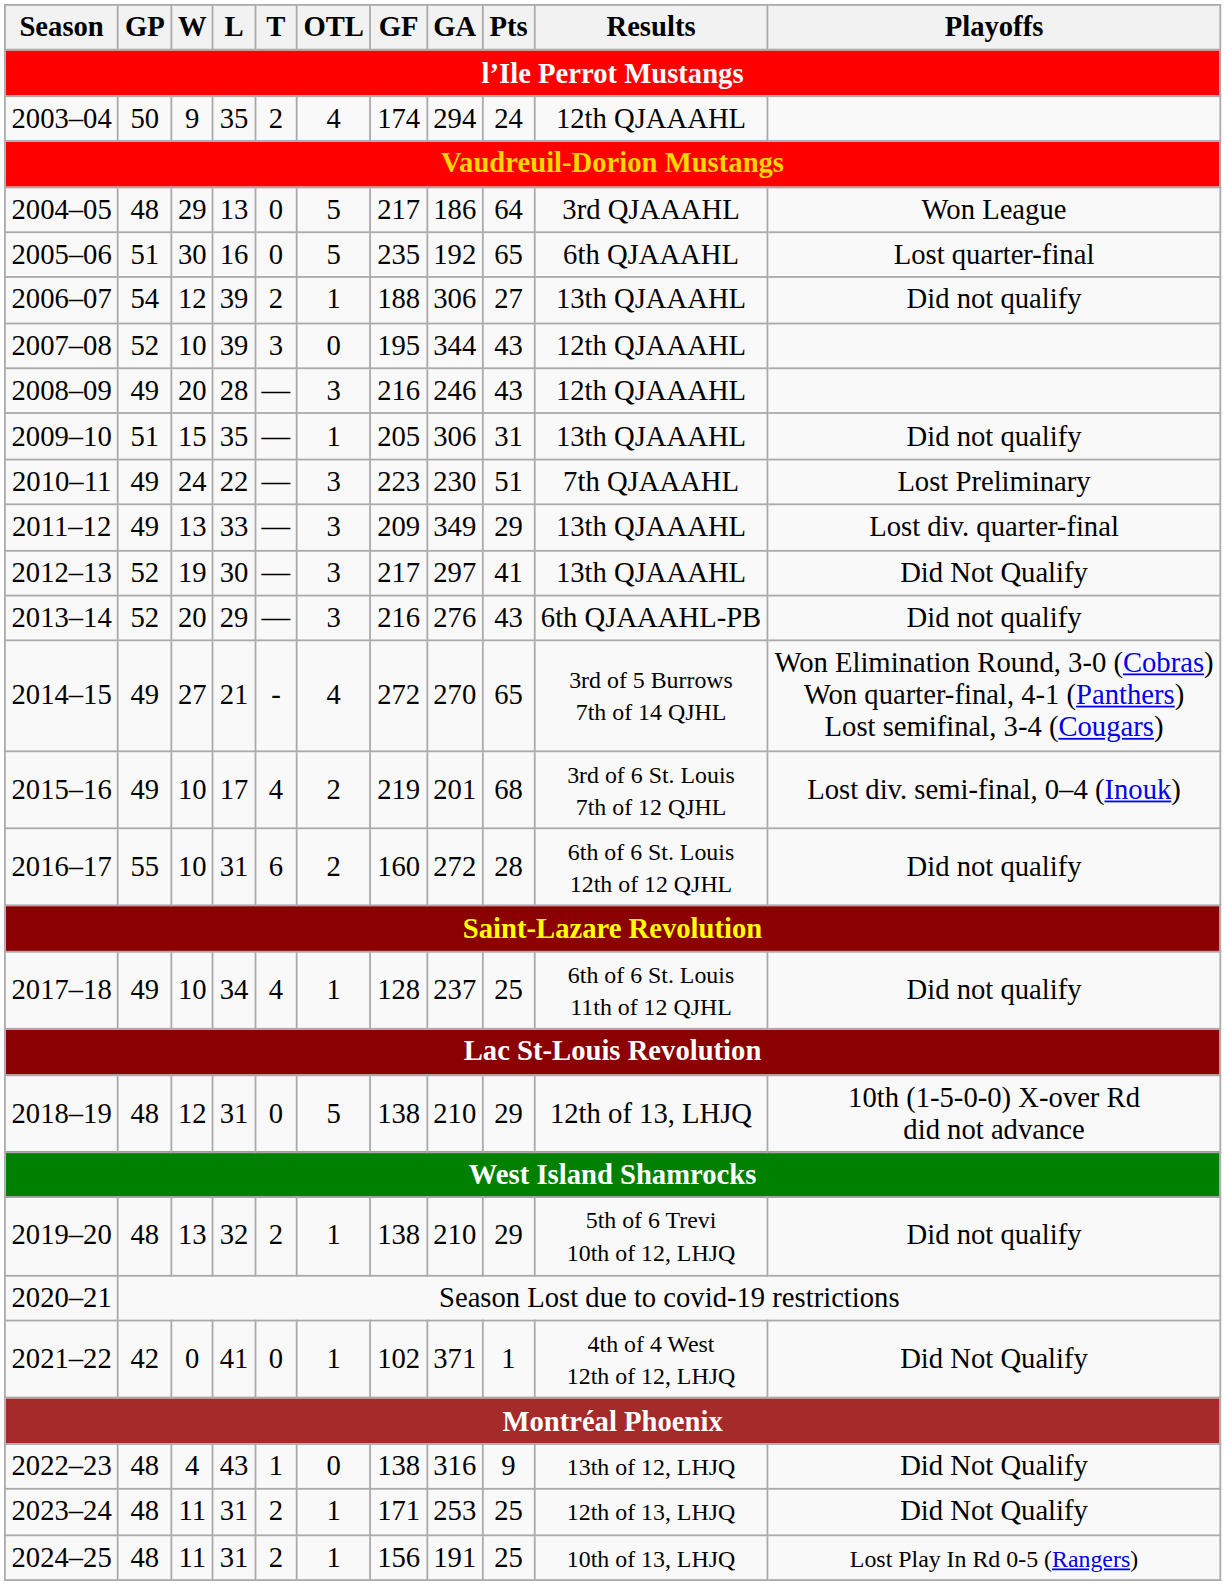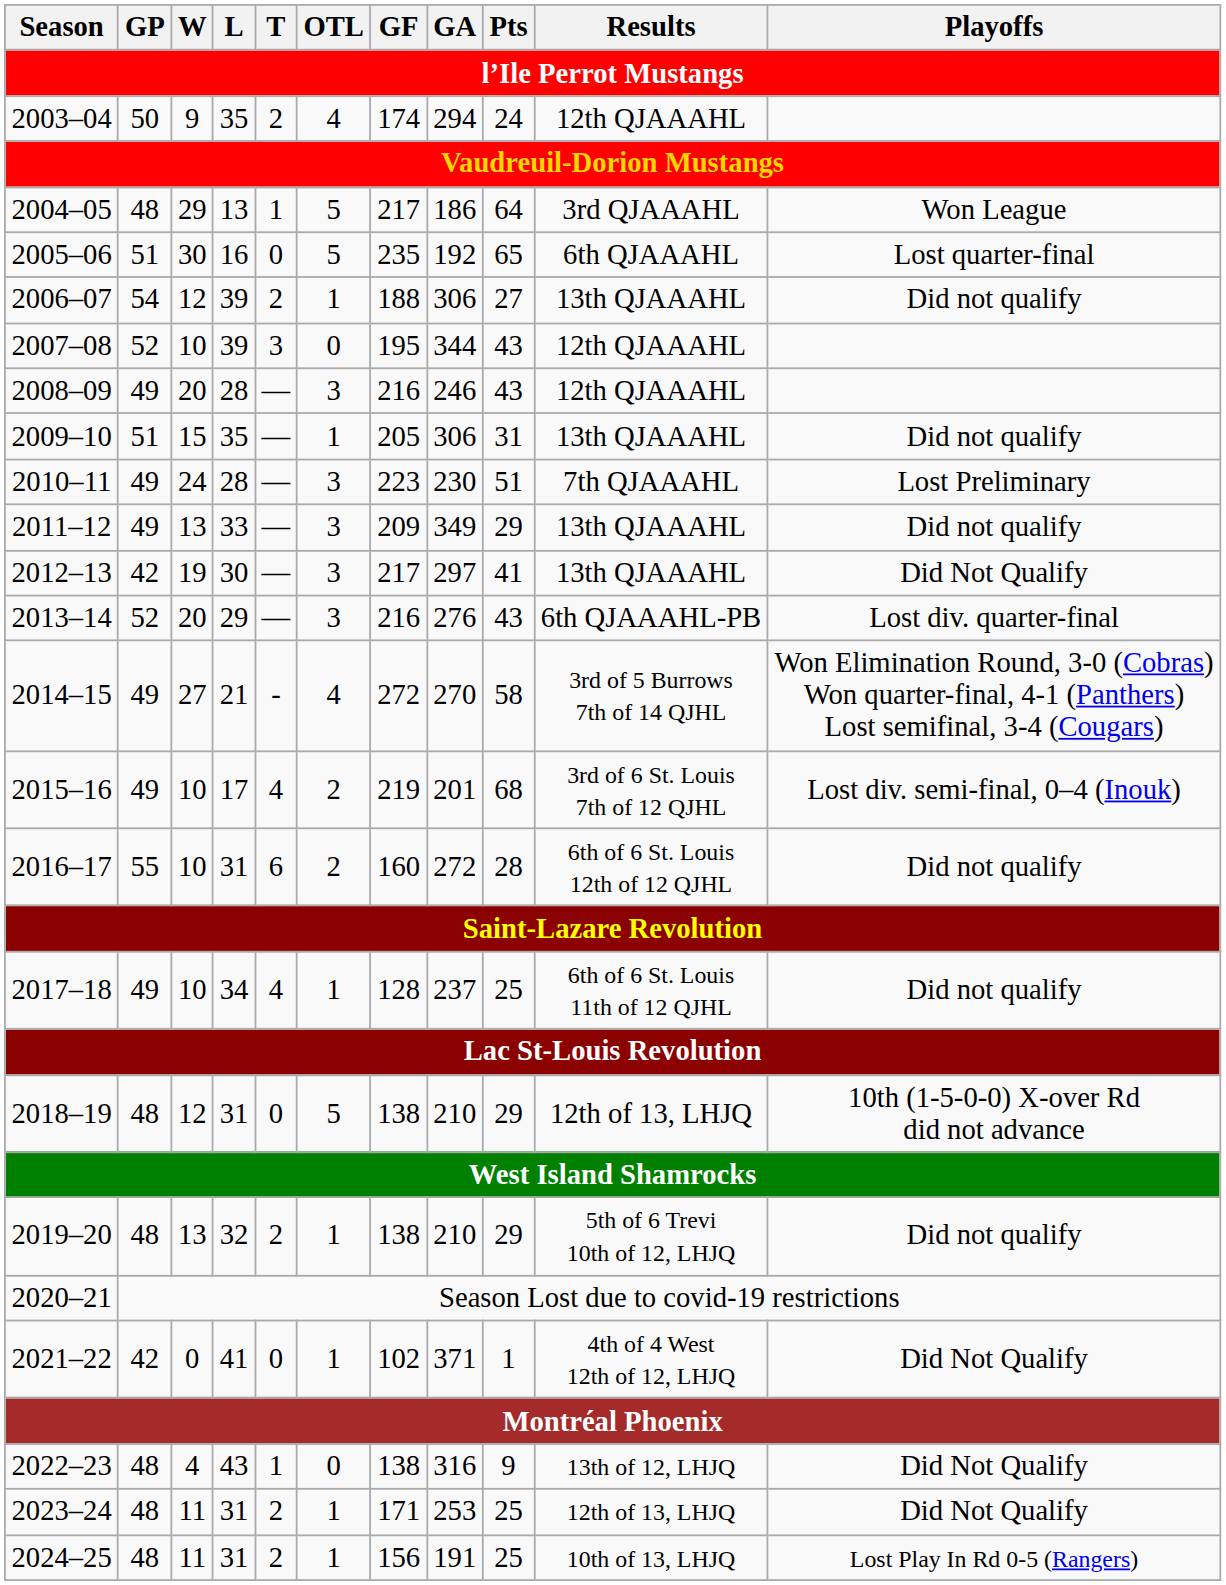(276, 208) 0 -> (276, 208) 1
(234, 481) 22 -> (234, 481) 28
(994, 526) Lost div. quarter-final -> (994, 526) Did not qualify
(145, 572) 52 -> (145, 572) 42
(994, 617) Did not qualify -> (994, 617) Lost div. quarter-final
(509, 695) 65 -> (509, 695) 58
